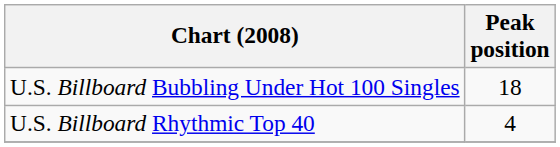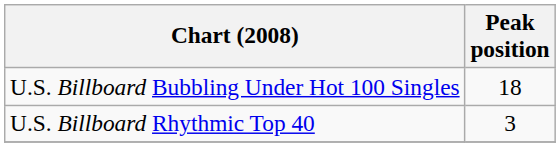(510, 123) 4 -> (510, 123) 3
